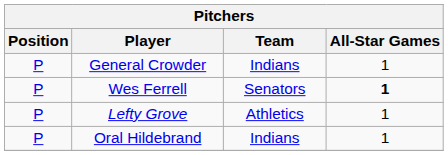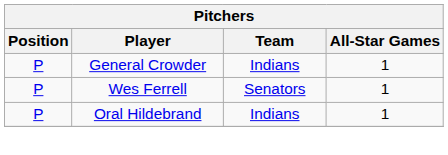(385, 89) bold -> (385, 89) normal
- row: (148, 114)
